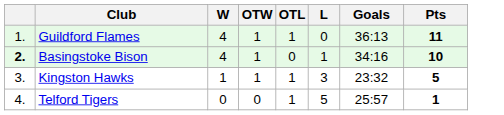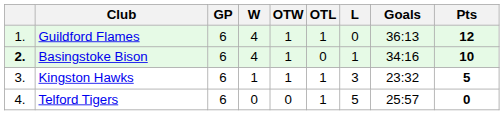+ column: (223, 15)
(436, 36) 11 -> (467, 36) 12
(436, 99) 1 -> (467, 99) 0
